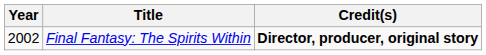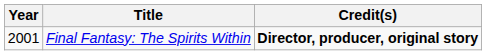(24, 38) 2002 -> (24, 38) 2001
